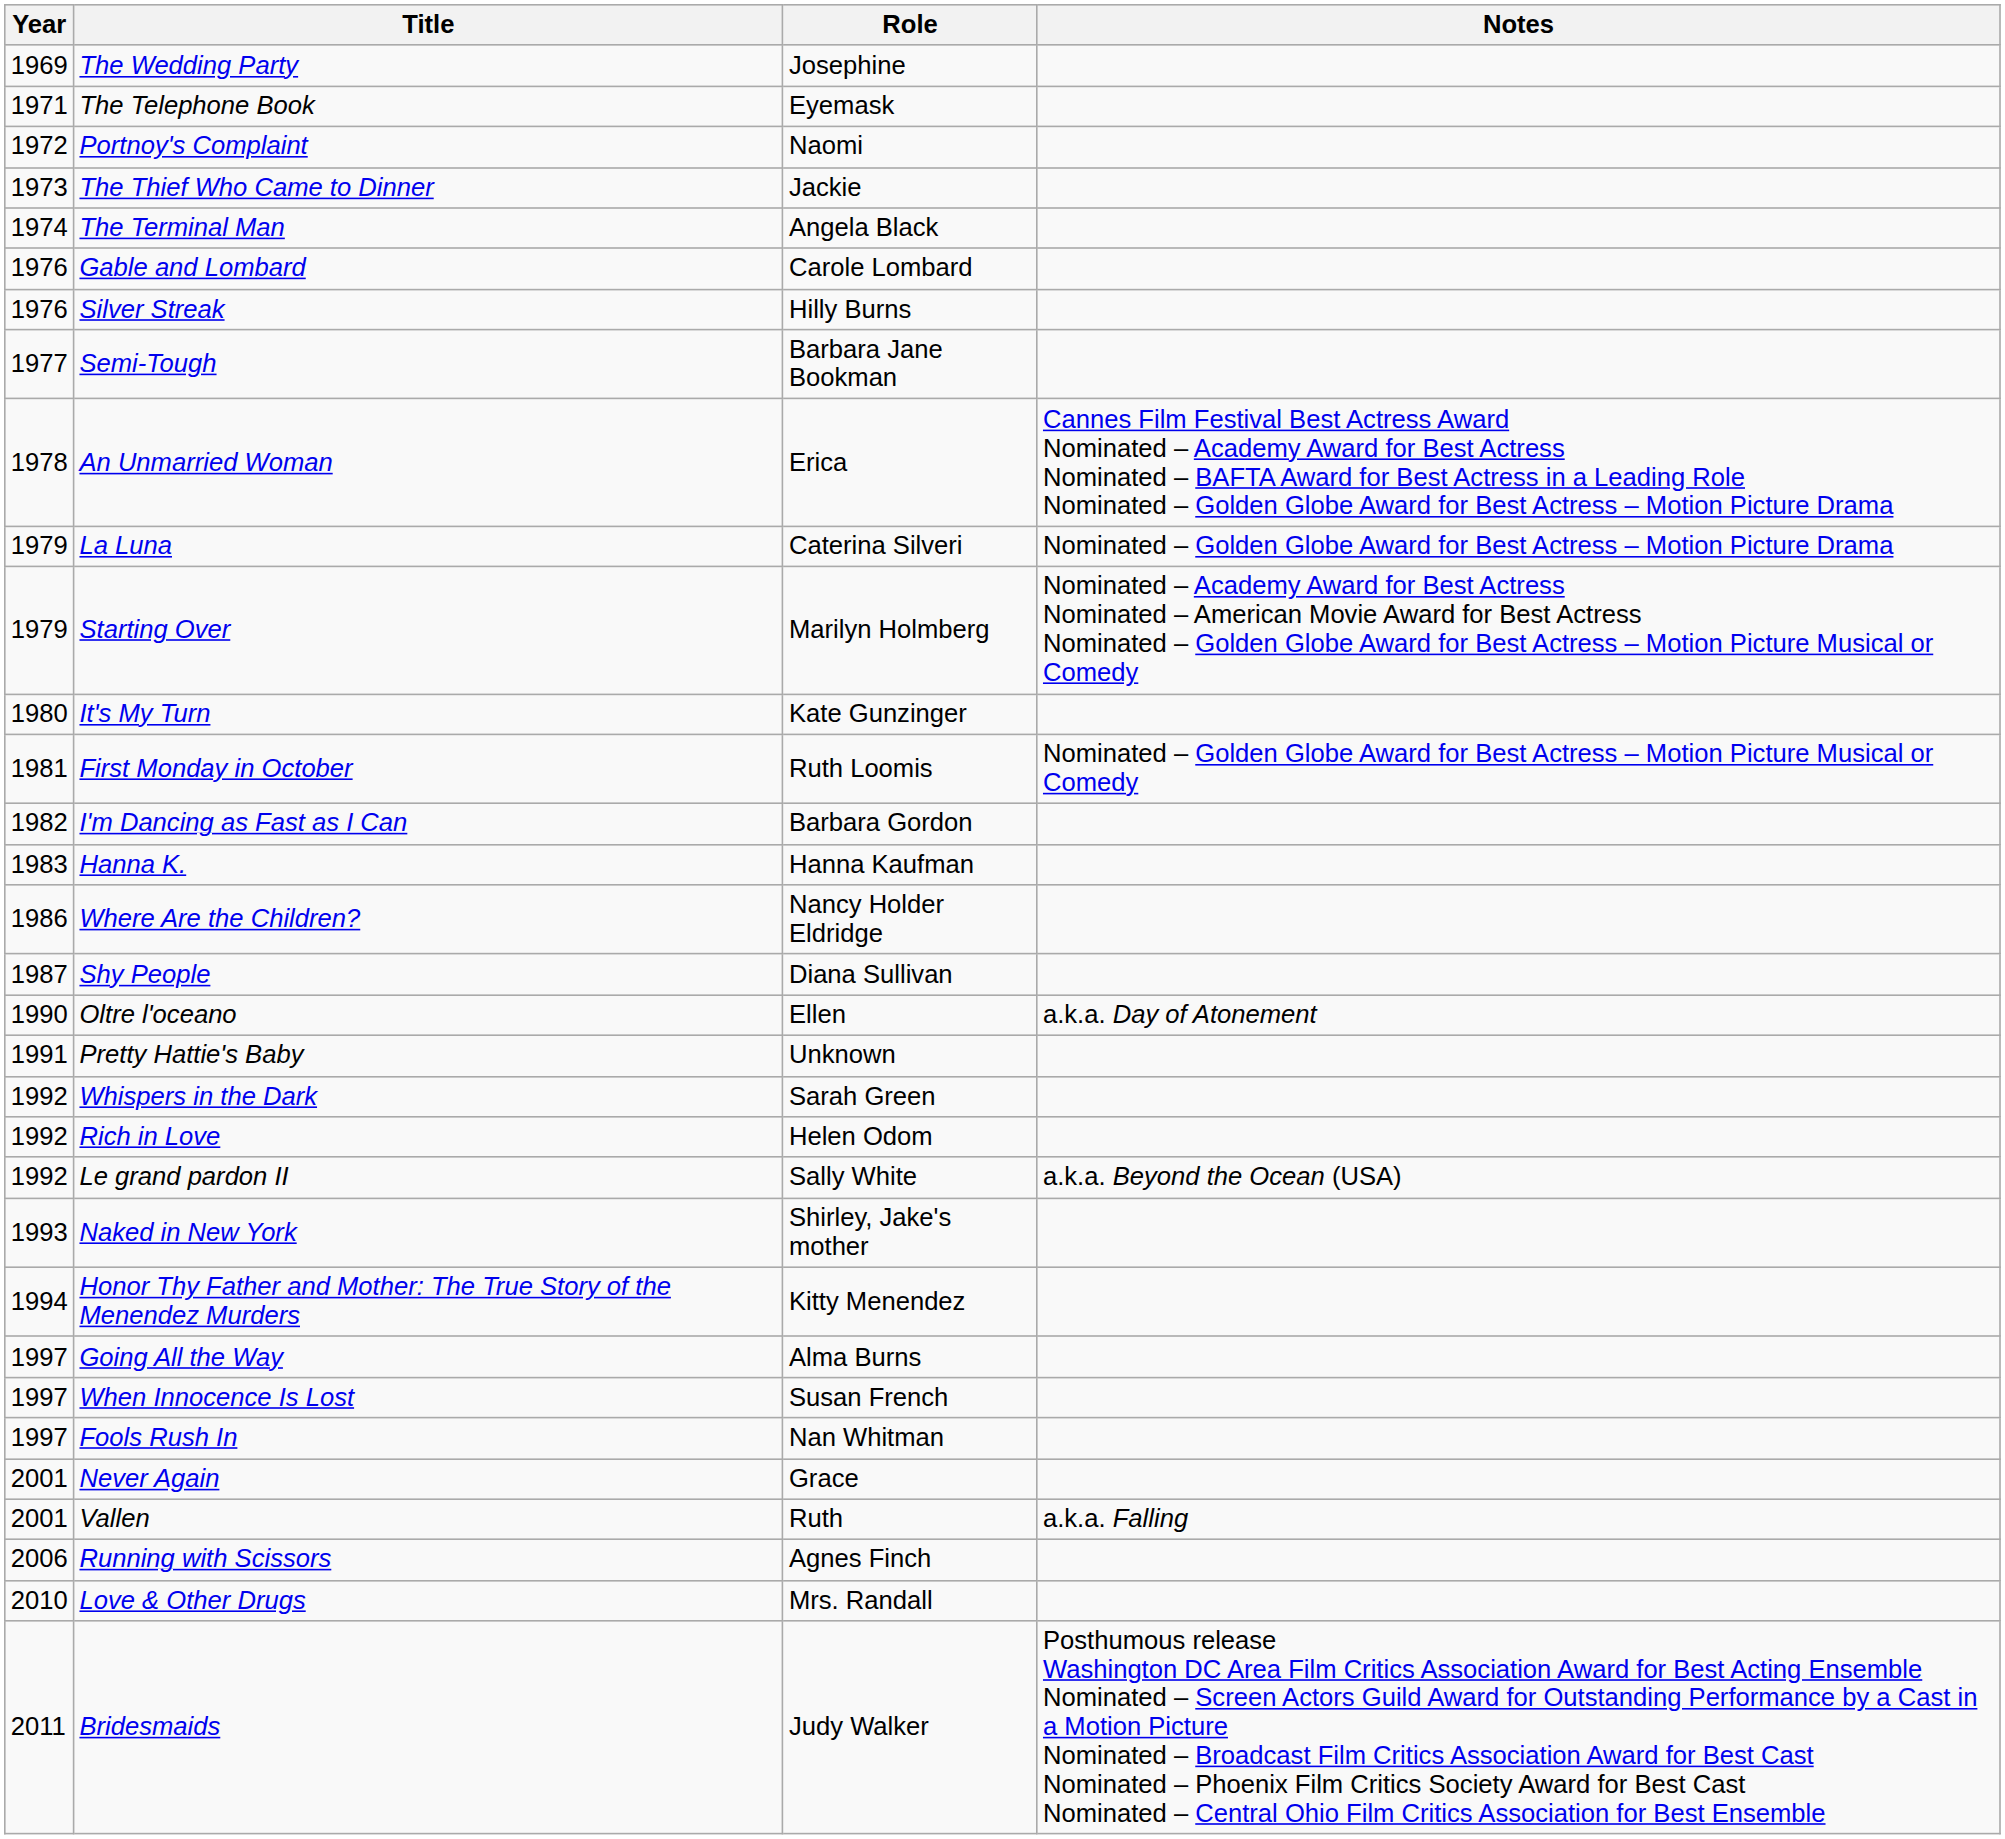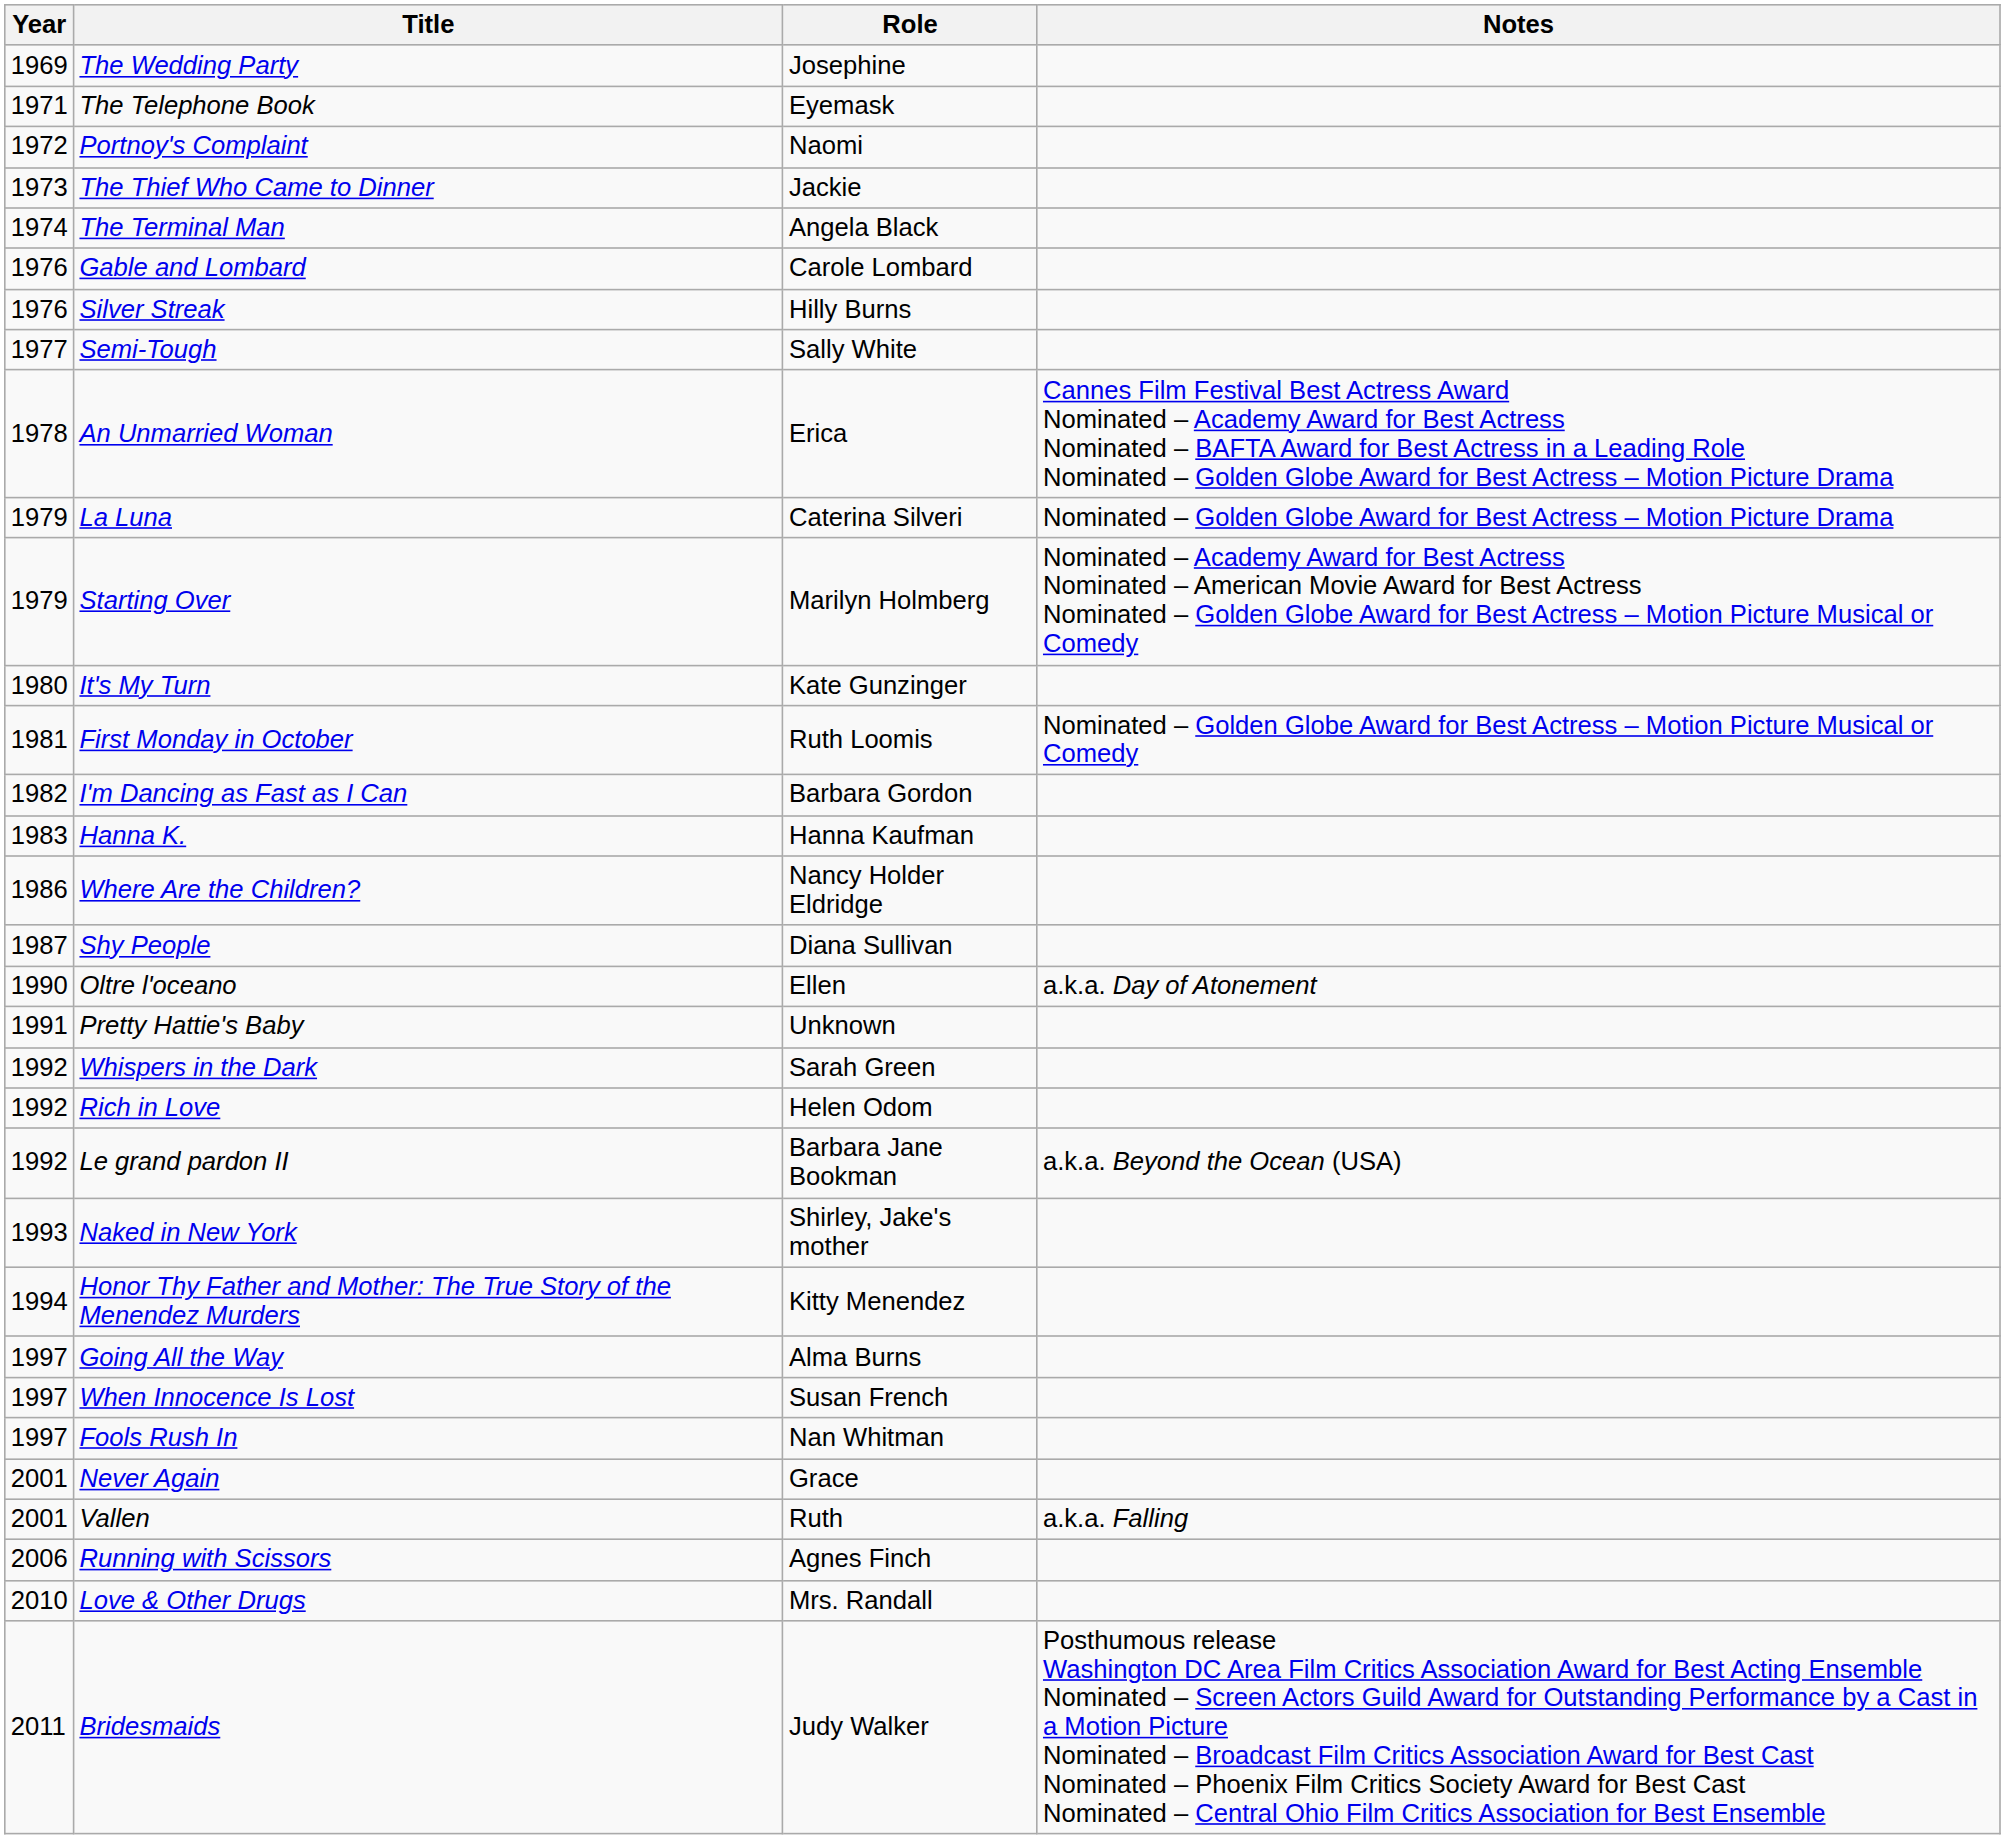(866, 364) Barbara Jane Bookman -> (853, 349) Sally White
(853, 1177) Sally White -> (866, 1162) Barbara Jane Bookman
